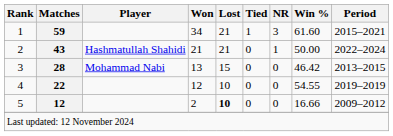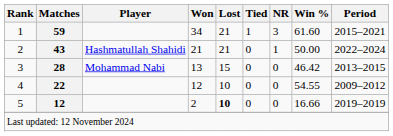(360, 85) 2019–2019 -> (360, 85) 2009–2012
(360, 103) 2009–2012 -> (360, 103) 2019–2019
